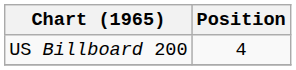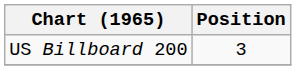(241, 50) 4 -> (241, 50) 3
